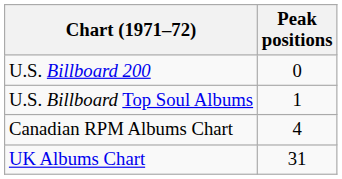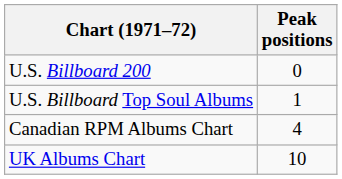(297, 159) 31 -> (297, 159) 10
